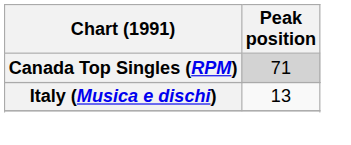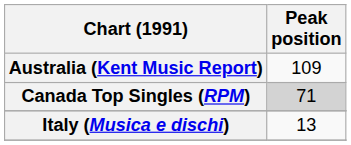+ row: (136, 67)
